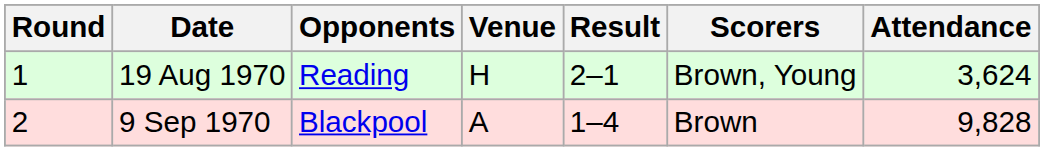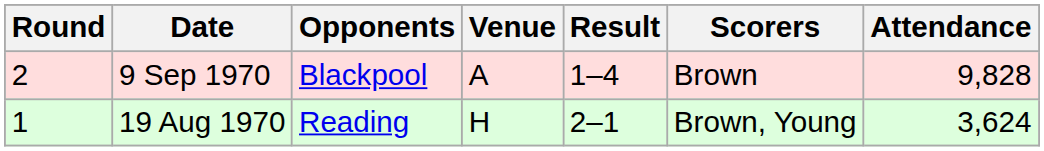rows swapped: (202, 74) <-> (195, 121)
